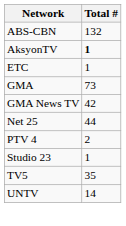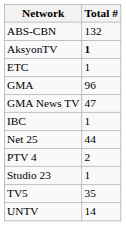(90, 85) 73 -> (90, 85) 96
(90, 103) 42 -> (90, 103) 47
+ row: (16, 121)
